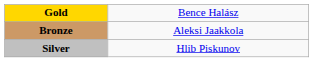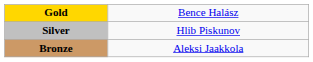rows swapped: (56, 48) <-> (56, 30)
